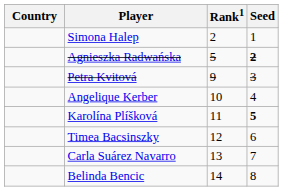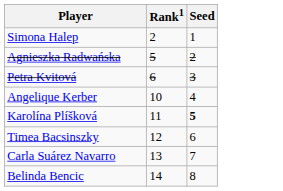- column: (35, 16)
(253, 57) bold -> (193, 57) normal
(213, 77) 9 -> (153, 77) 6
